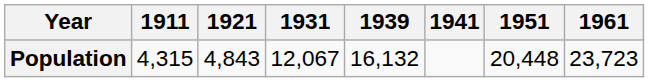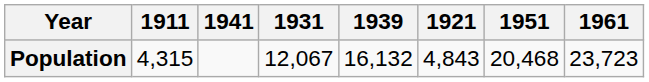columns swapped: (232, 22) <-> (454, 22)
(524, 58) 20,448 -> (524, 58) 20,468
